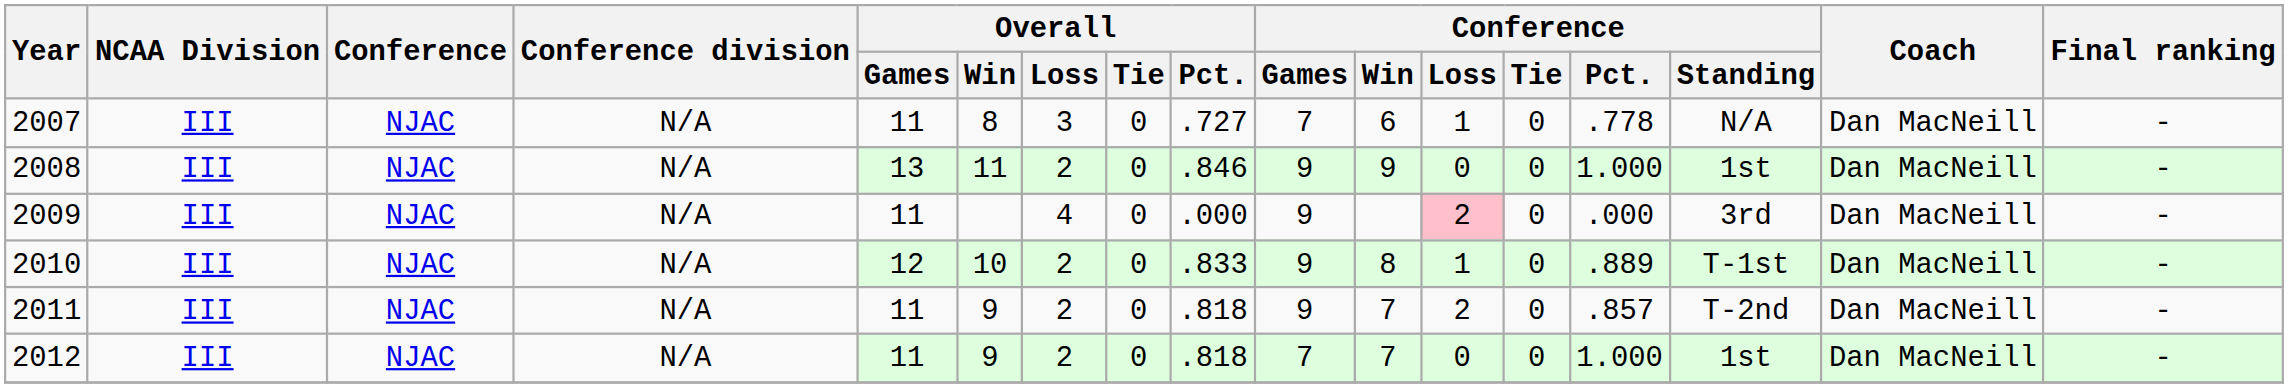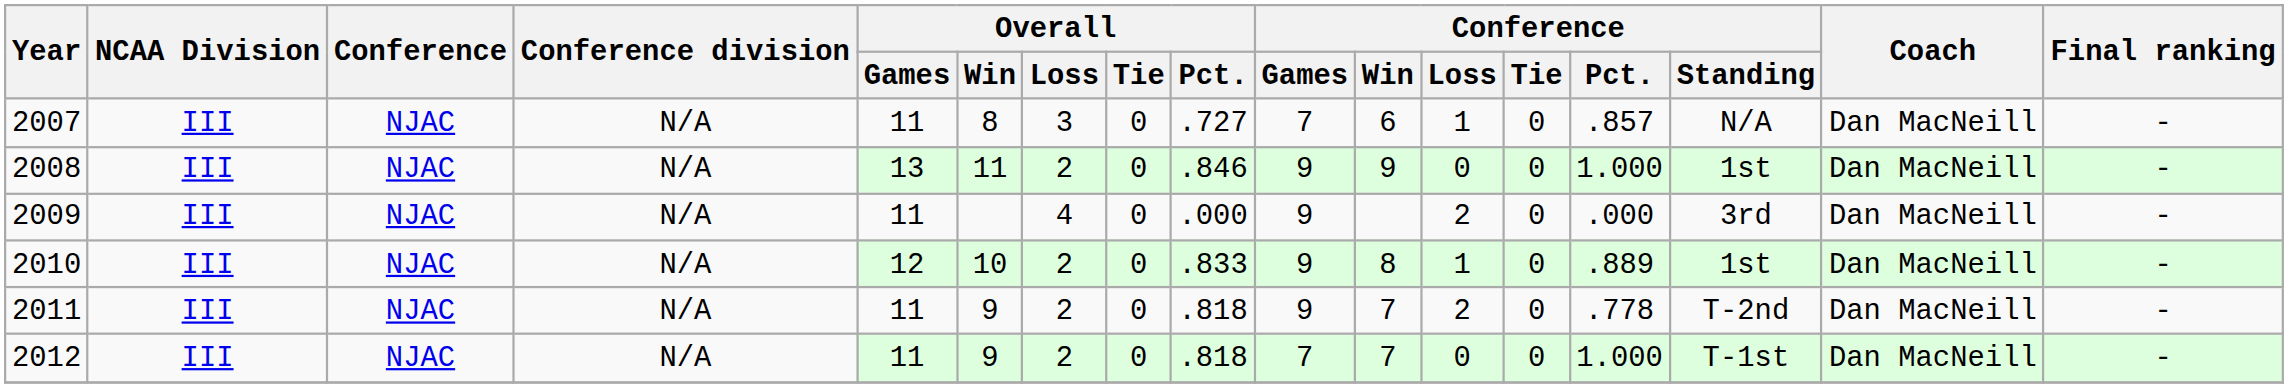(1620, 123) .778 -> (1620, 123) .857
(1462, 217) pink background -> (1462, 217) no background
(1746, 264) T-1st -> (1746, 264) 1st
(1620, 311) .857 -> (1620, 311) .778
(1746, 358) 1st -> (1746, 358) T-1st
